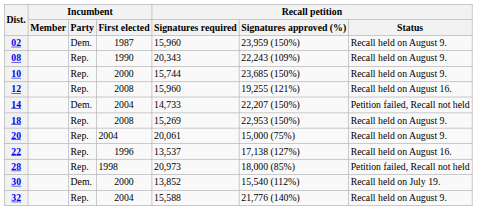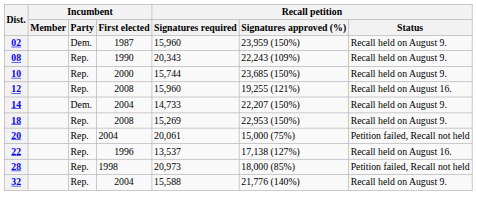(410, 105) Petition failed, Recall not held -> (399, 105) Recall held on August 9.
(399, 136) Recall held on August 9. -> (410, 136) Petition failed, Recall not held
- row: (16, 182)
